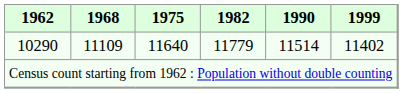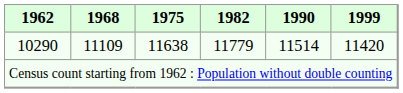(168, 45) 11640 -> (168, 45) 11638
(364, 45) 11402 -> (364, 45) 11420
